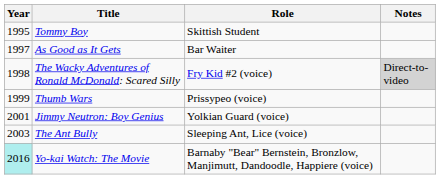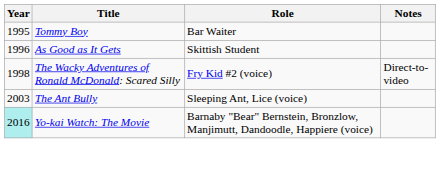(223, 31) Skittish Student -> (212, 31) Bar Waiter
(18, 49) 1997 -> (18, 49) 1996
(212, 49) Bar Waiter -> (223, 49) Skittish Student
(406, 73) lightgrey background -> (406, 73) no background
- row: (64, 98)
- row: (99, 116)
